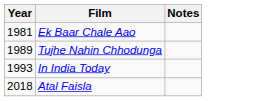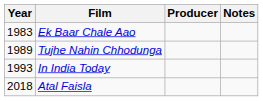+ column: (193, 13)
(20, 31) 1981 -> (20, 31) 1983
